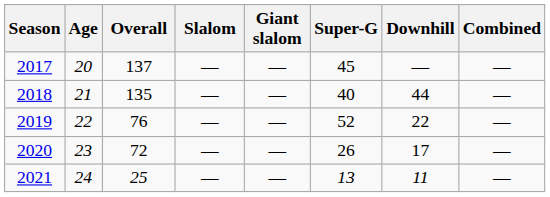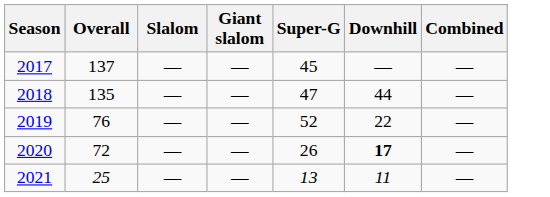- column: (83, 28)
(346, 94) 40 -> (309, 94) 47
(420, 149) normal -> (383, 149) bold
